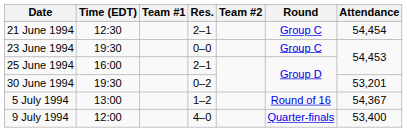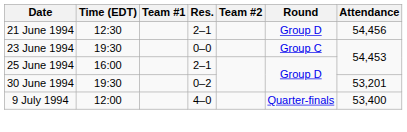(301, 30) Group C -> (301, 30) Group D
(369, 30) 54,454 -> (369, 30) 54,456
- row: (40, 100)
